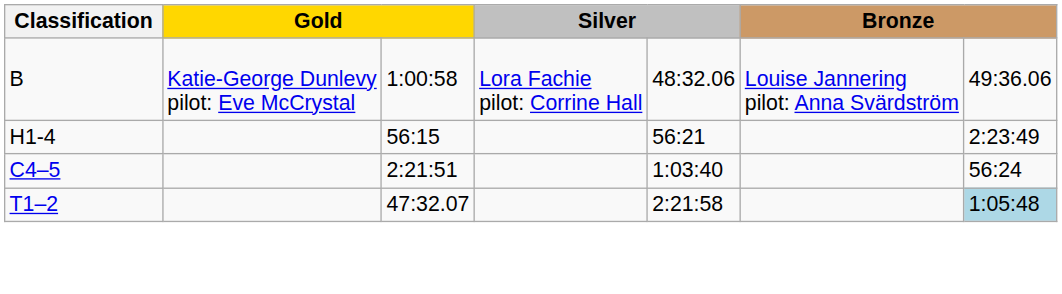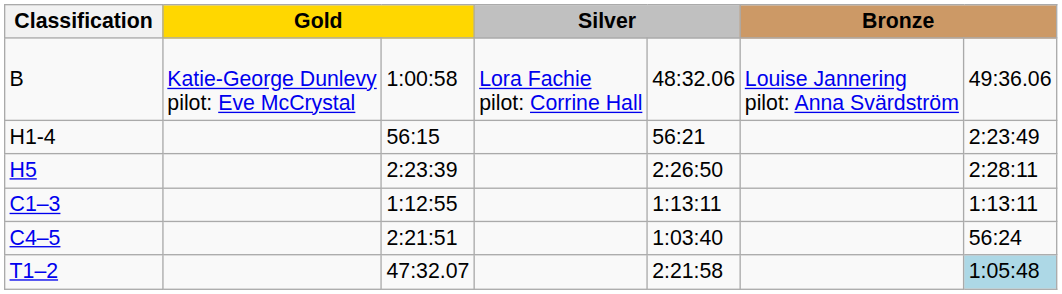+ row: (23, 170)
+ row: (35, 204)
